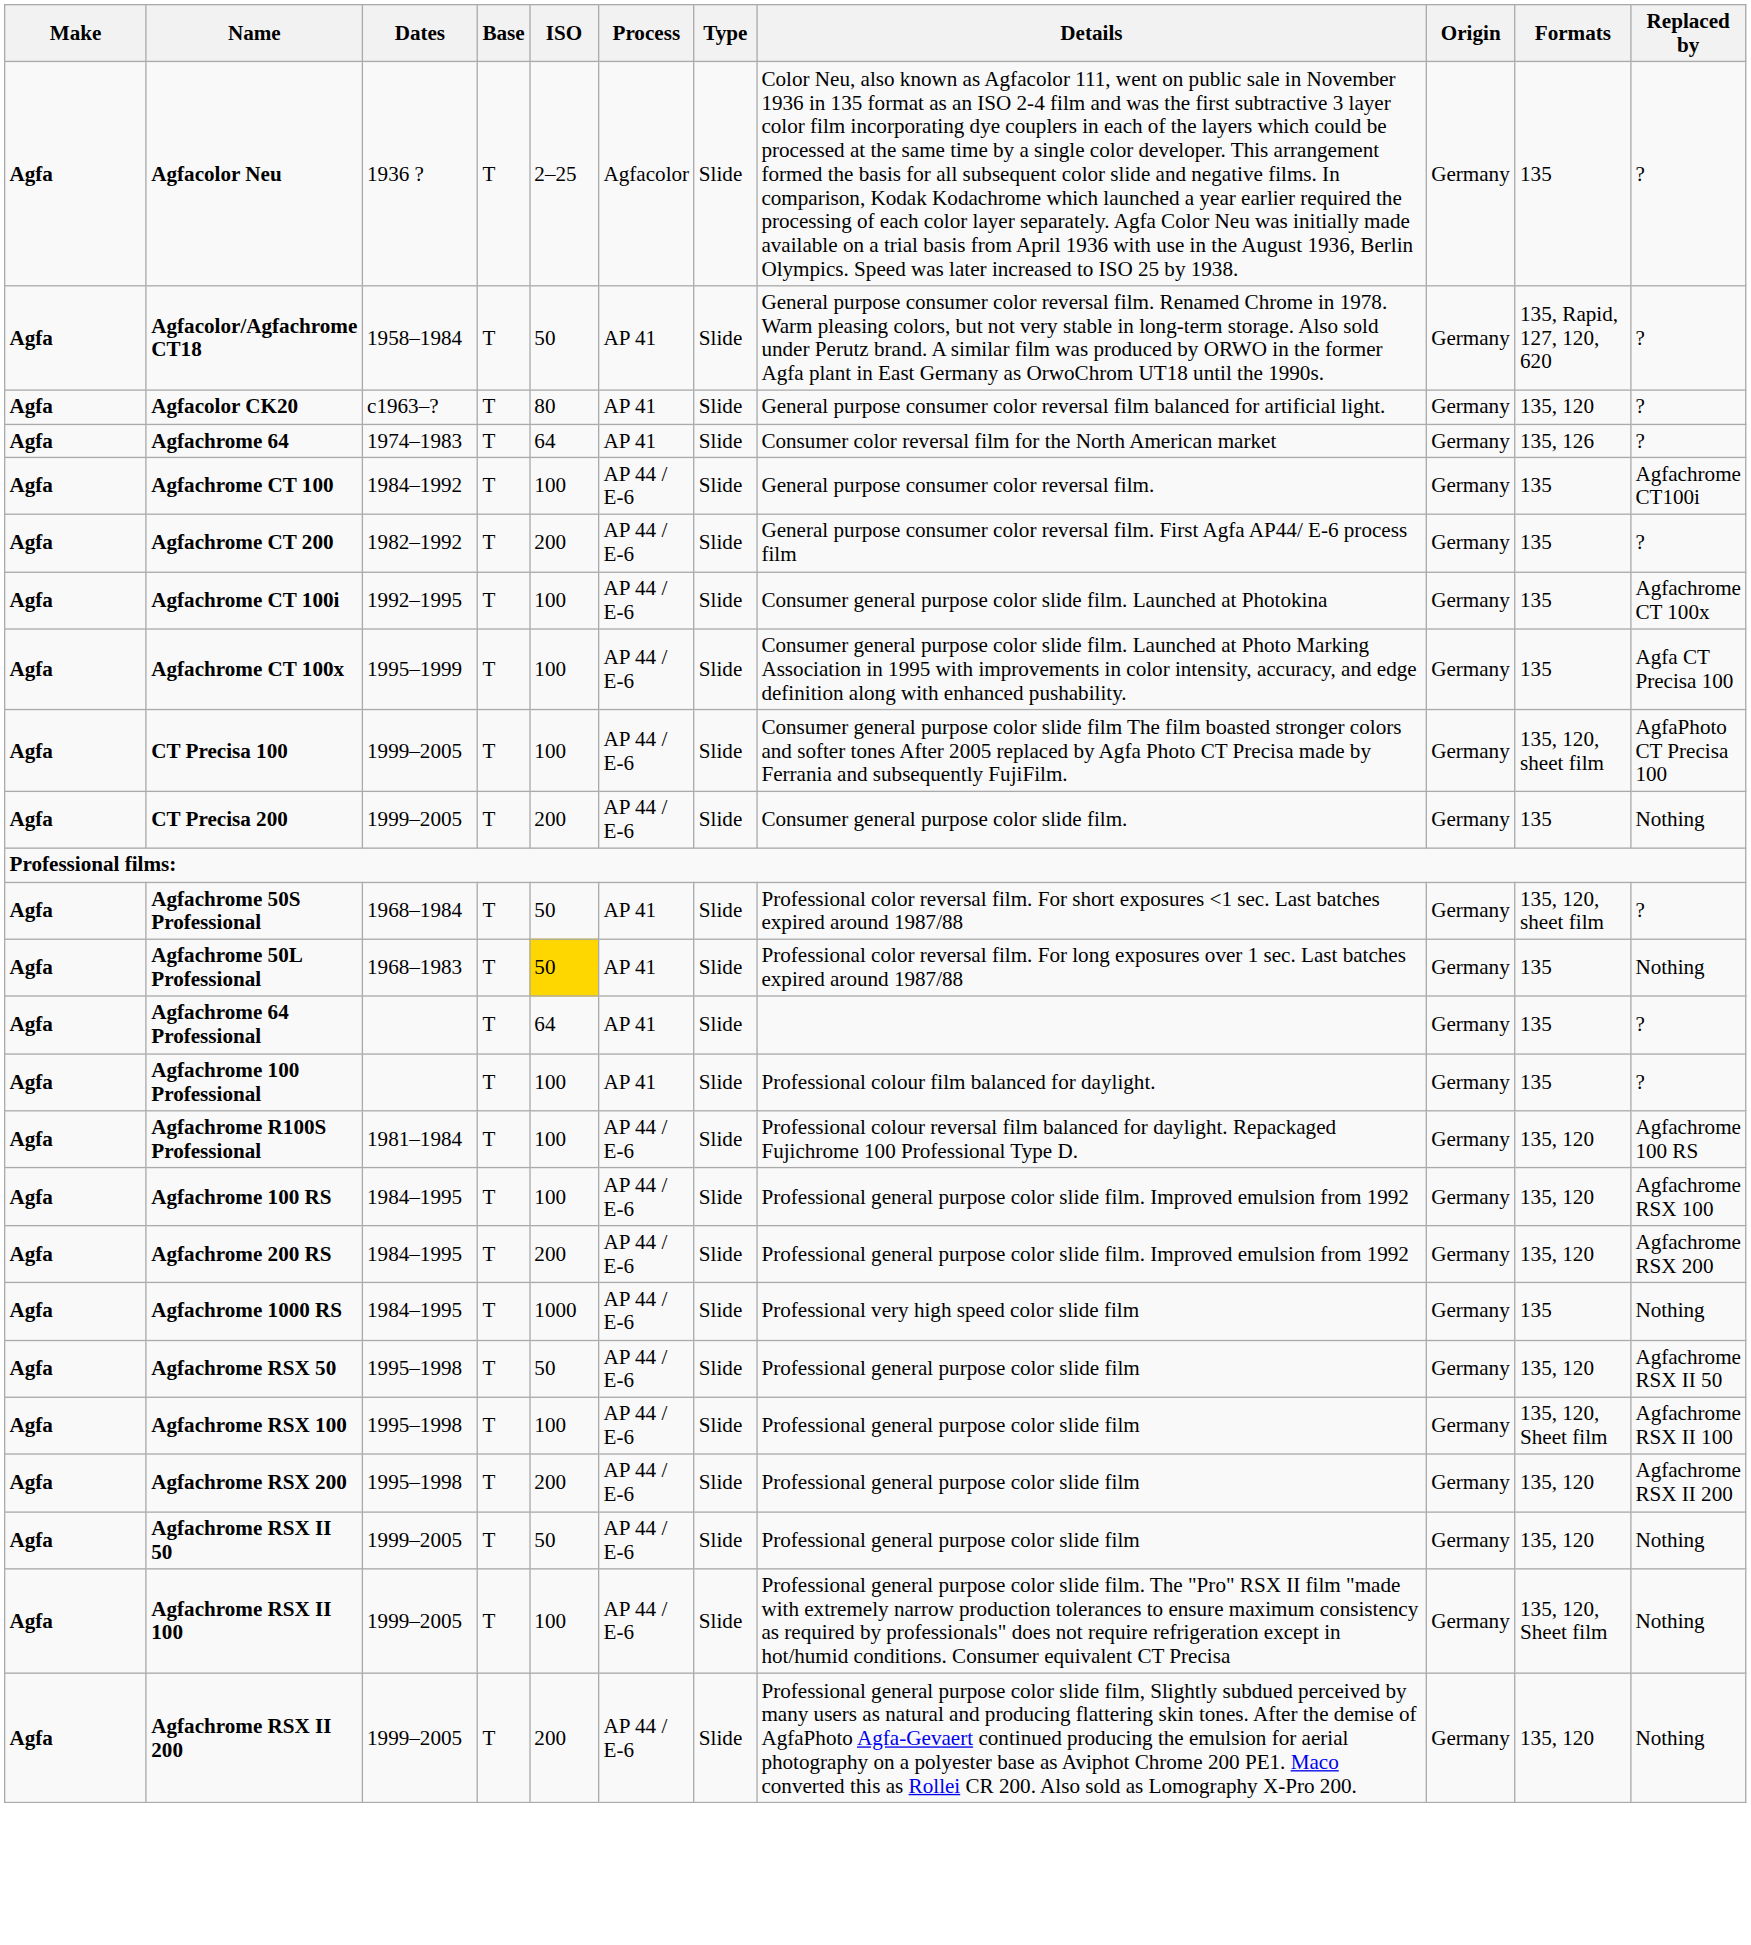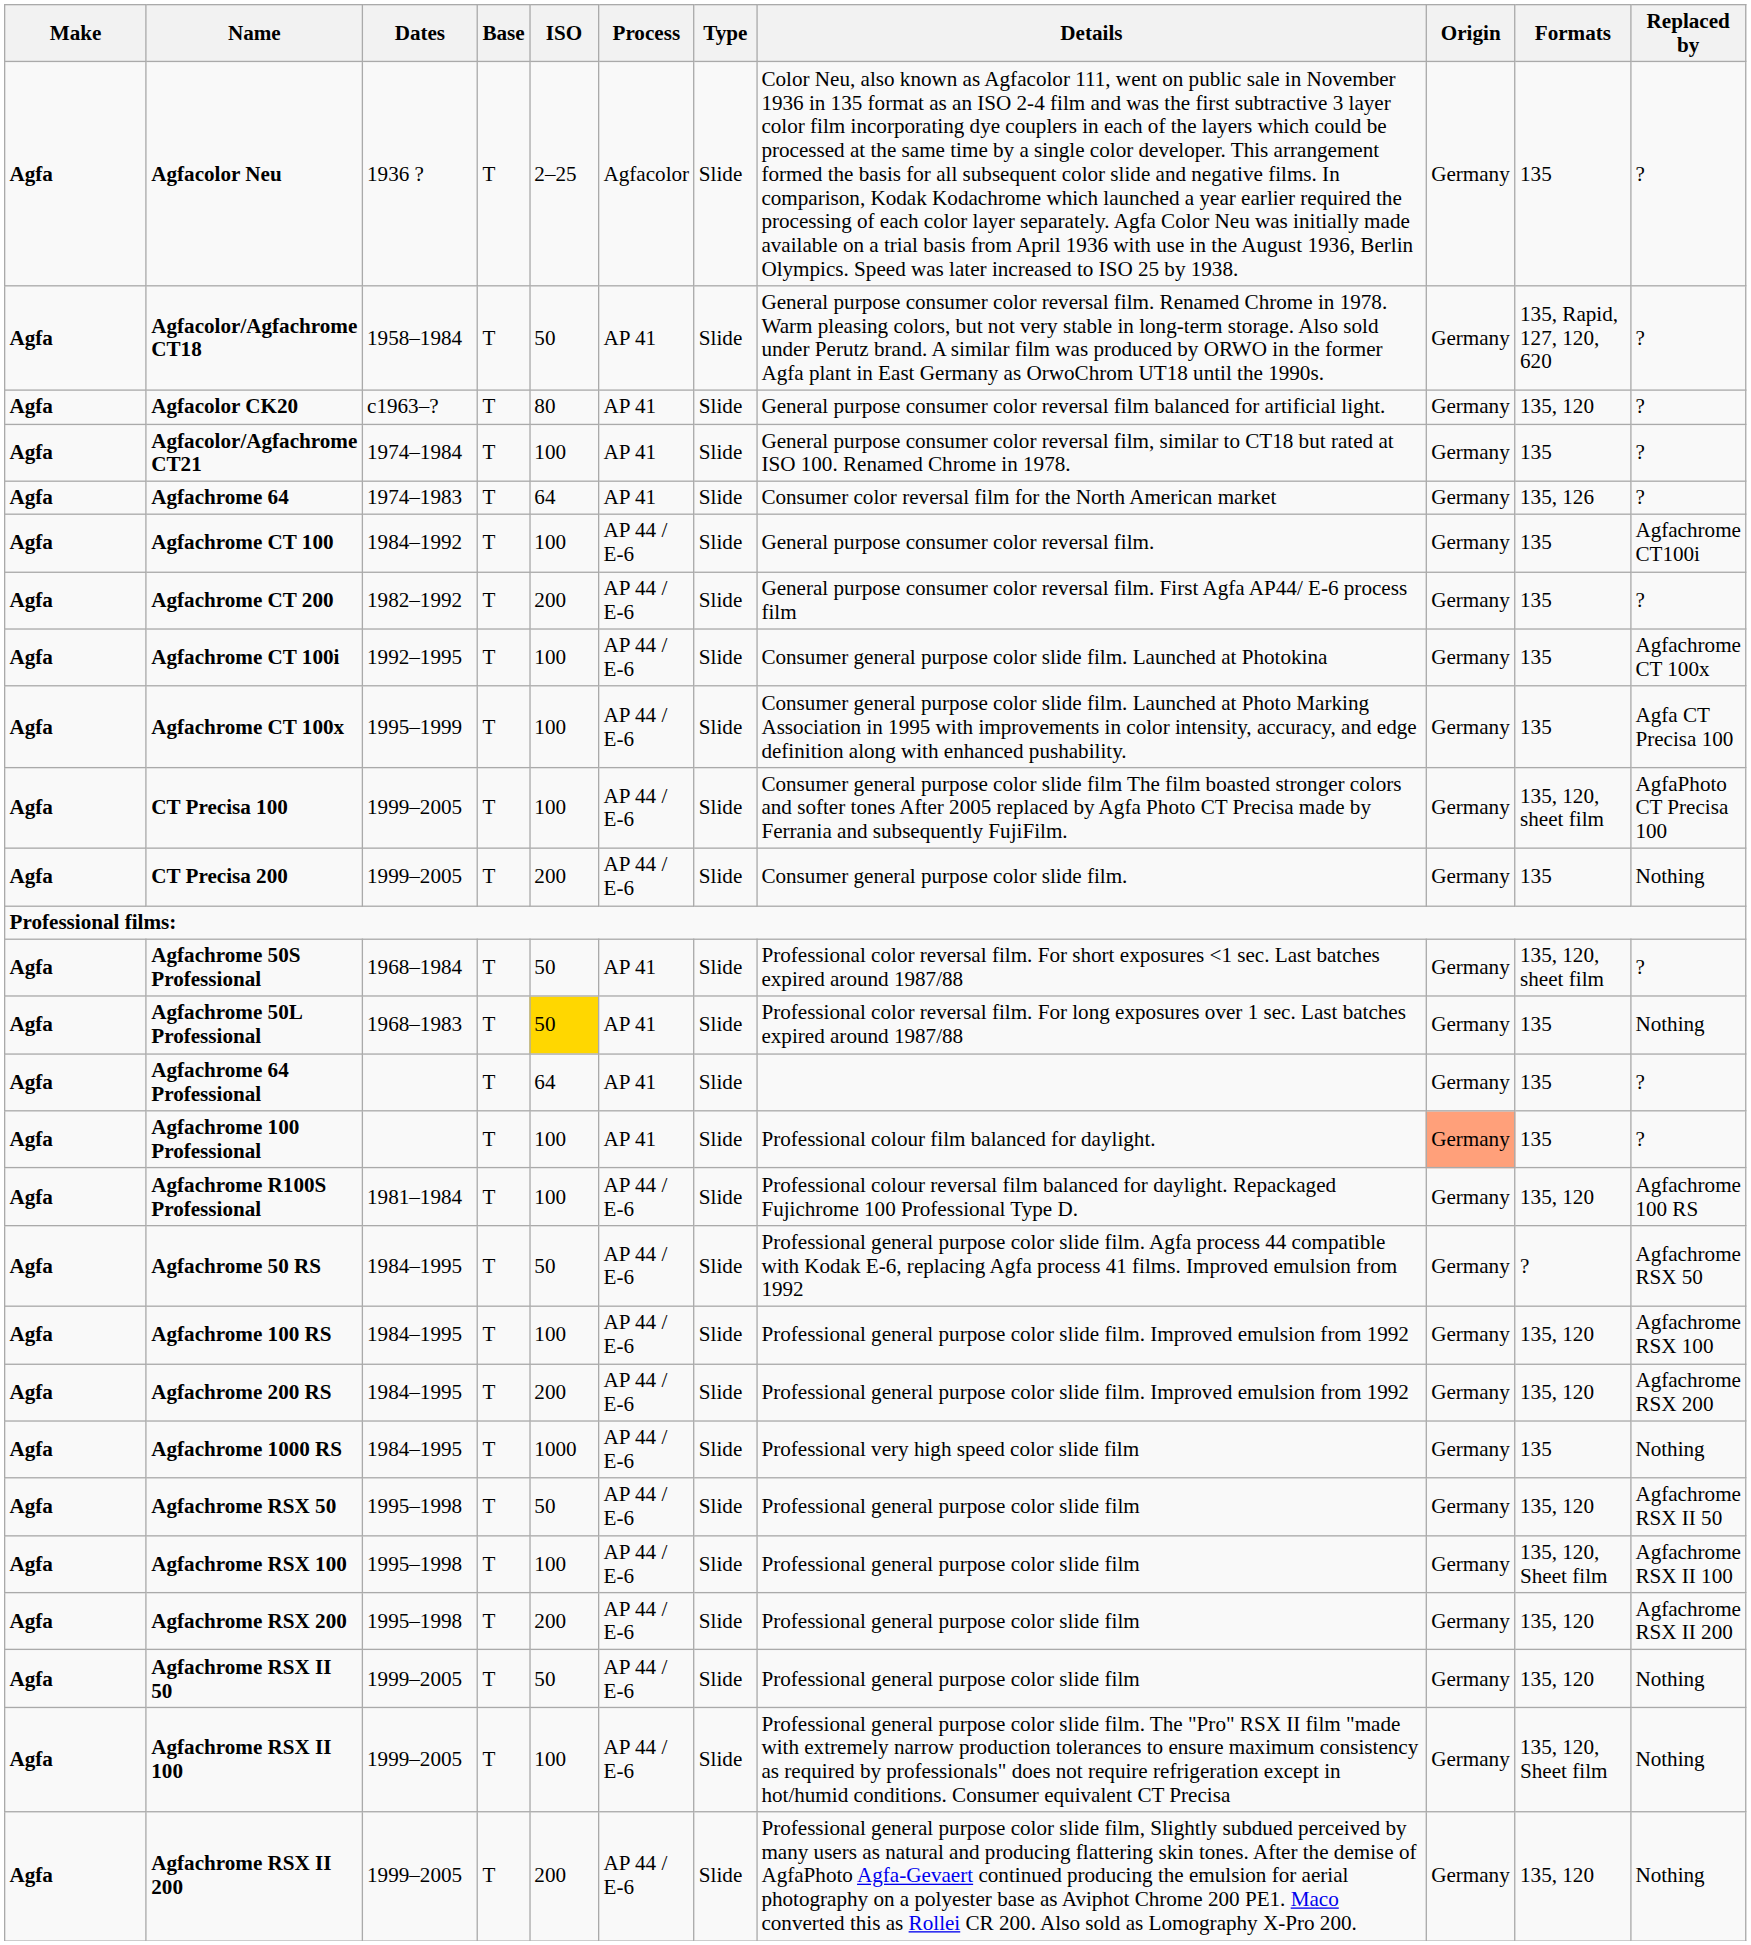+ row: (254, 452)
(1470, 1082) no background -> (1470, 1139) lightsalmon background
+ row: (236, 1265)
